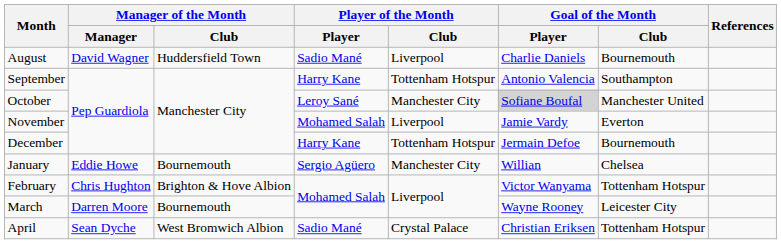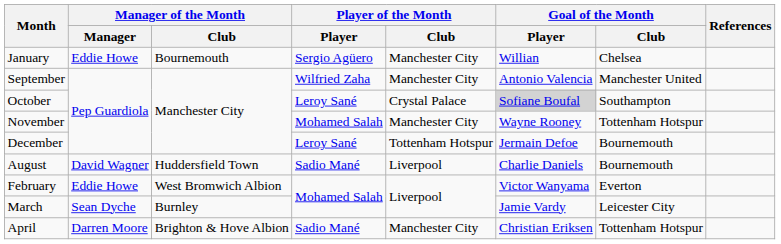rows swapped: (27, 57) <-> (28, 164)
(329, 79) Harry Kane -> (333, 79) Wilfried Zaha
(443, 79) Tottenham Hotspur -> (434, 79) Manchester City
(637, 79) Southampton -> (650, 79) Manchester United
(436, 100) Manchester City -> (428, 100) Crystal Palace
(652, 100) Manchester United -> (635, 100) Southampton
(418, 121) Liverpool -> (434, 121) Manchester City
(534, 121) Jamie Vardy -> (540, 121) Wayne Rooney
(622, 121) Everton -> (651, 121) Tottenham Hotspur
(329, 143) Harry Kane -> (326, 143) Leroy Sané
(111, 185) Chris Hughton -> (105, 185) Eddie Howe
(224, 185) Brighton & Hove Albion -> (218, 185) West Bromwich Albion
(653, 185) Tottenham Hotspur -> (620, 185) Everton
(109, 206) Darren Moore -> (103, 206) Sean Dyche
(194, 206) Bournemouth -> (176, 206) Burnley
(542, 206) Wayne Rooney -> (532, 206) Jamie Vardy
(103, 228) Sean Dyche -> (109, 228) Darren Moore
(220, 228) West Bromwich Albion -> (222, 228) Brighton & Hove Albion
(430, 228) Crystal Palace -> (434, 228) Manchester City
